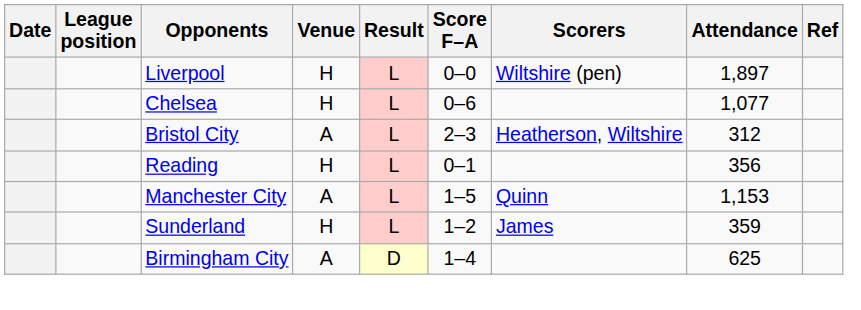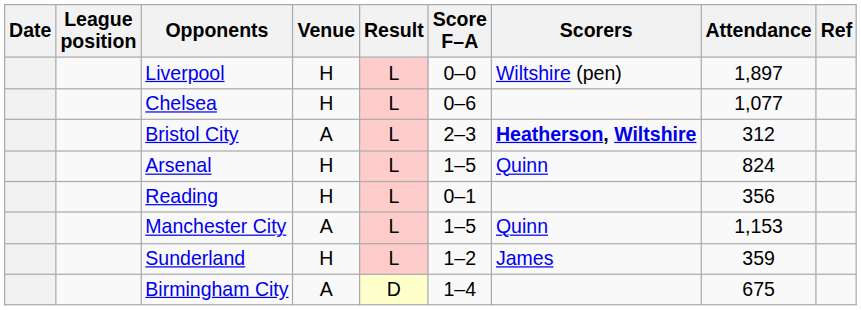(589, 134) normal -> (596, 134) bold
+ row: (178, 165)
(745, 258) 625 -> (759, 289) 675
